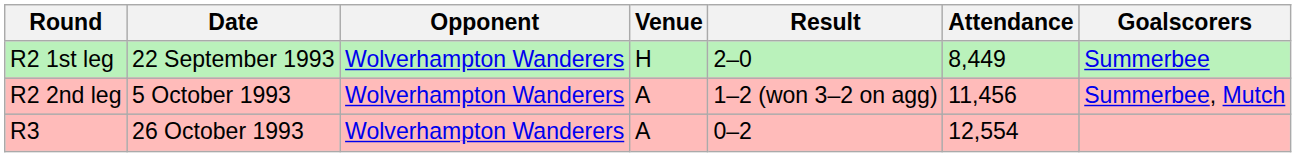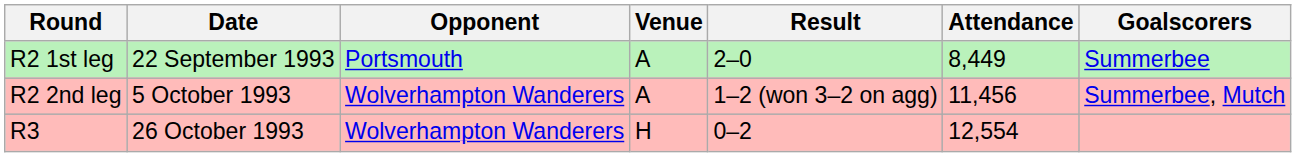(485, 59) Wolverhampton Wanderers -> (404, 59) Portsmouth
(643, 59) H -> (643, 59) A
(643, 132) A -> (643, 132) H
